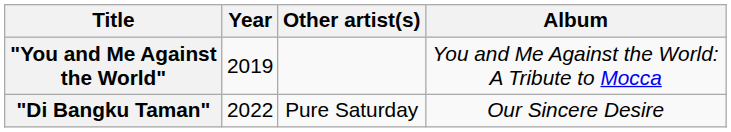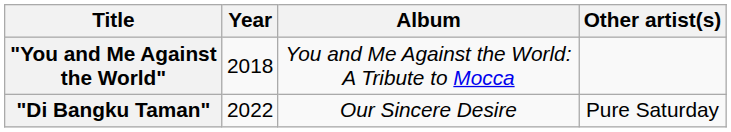columns swapped: (352, 20) <-> (576, 20)
(250, 65) 2019 -> (250, 65) 2018
